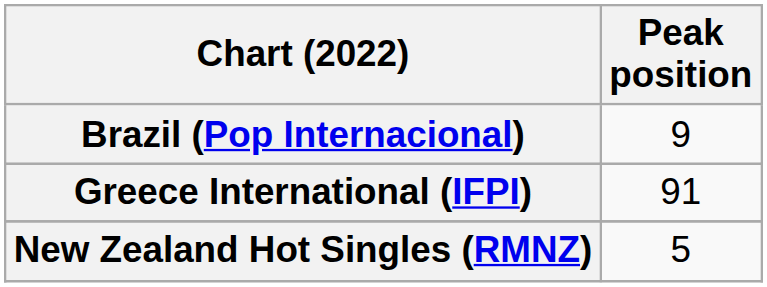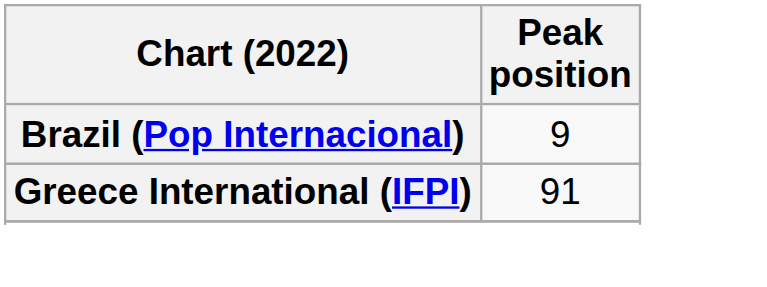- row: (303, 250)
